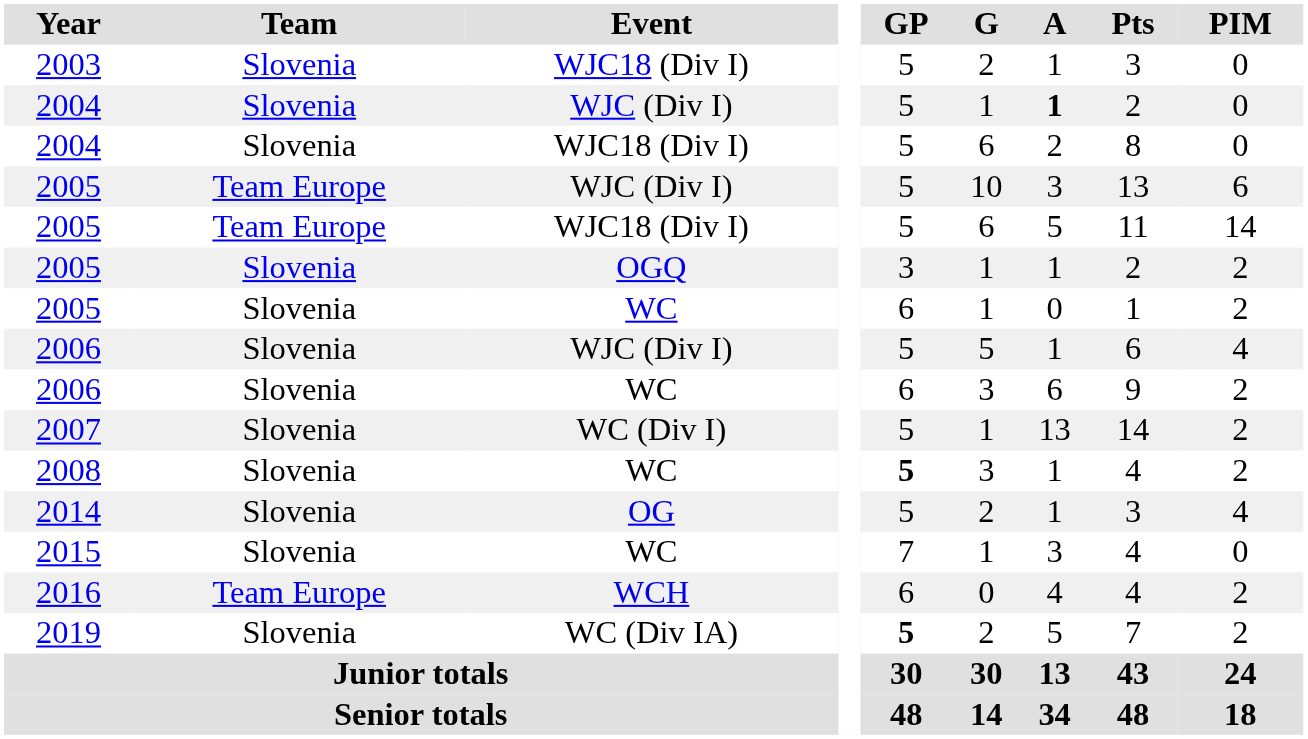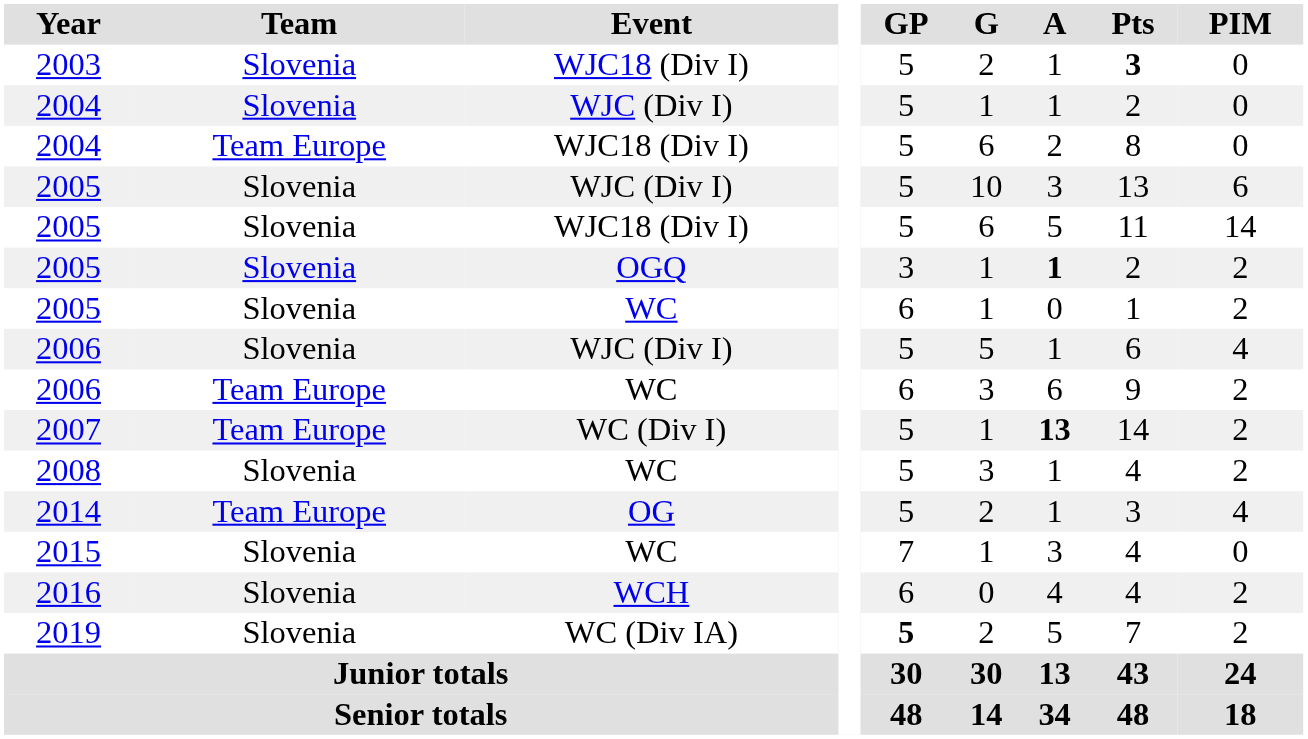(1133, 64) normal -> (1133, 64) bold
(1055, 104) bold -> (1055, 104) normal
(299, 145) Slovenia -> (299, 145) Team Europe
(299, 186) Team Europe -> (299, 186) Slovenia
(299, 226) Team Europe -> (299, 226) Slovenia
(1055, 267) normal -> (1055, 267) bold
(299, 389) Slovenia -> (299, 389) Team Europe
(299, 429) Slovenia -> (299, 429) Team Europe
(1055, 429) normal -> (1055, 429) bold
(906, 470) bold -> (906, 470) normal
(299, 510) Slovenia -> (299, 510) Team Europe
(299, 592) Team Europe -> (299, 592) Slovenia
